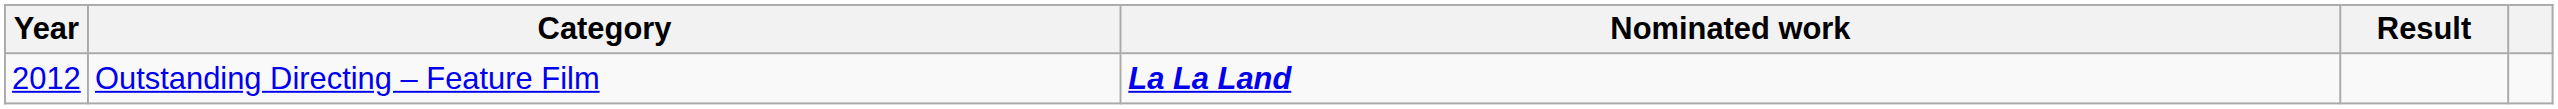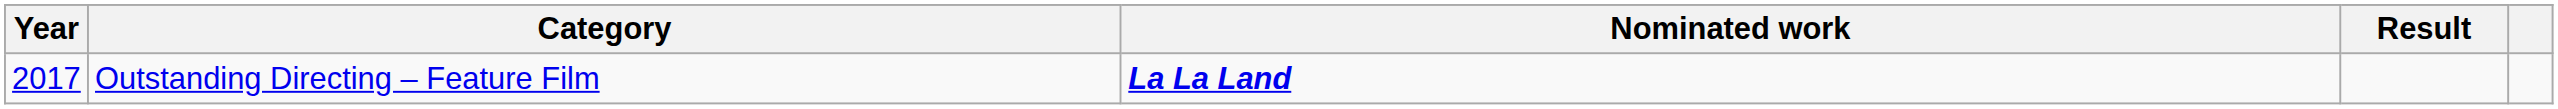(46, 77) 2012 -> (46, 77) 2017
